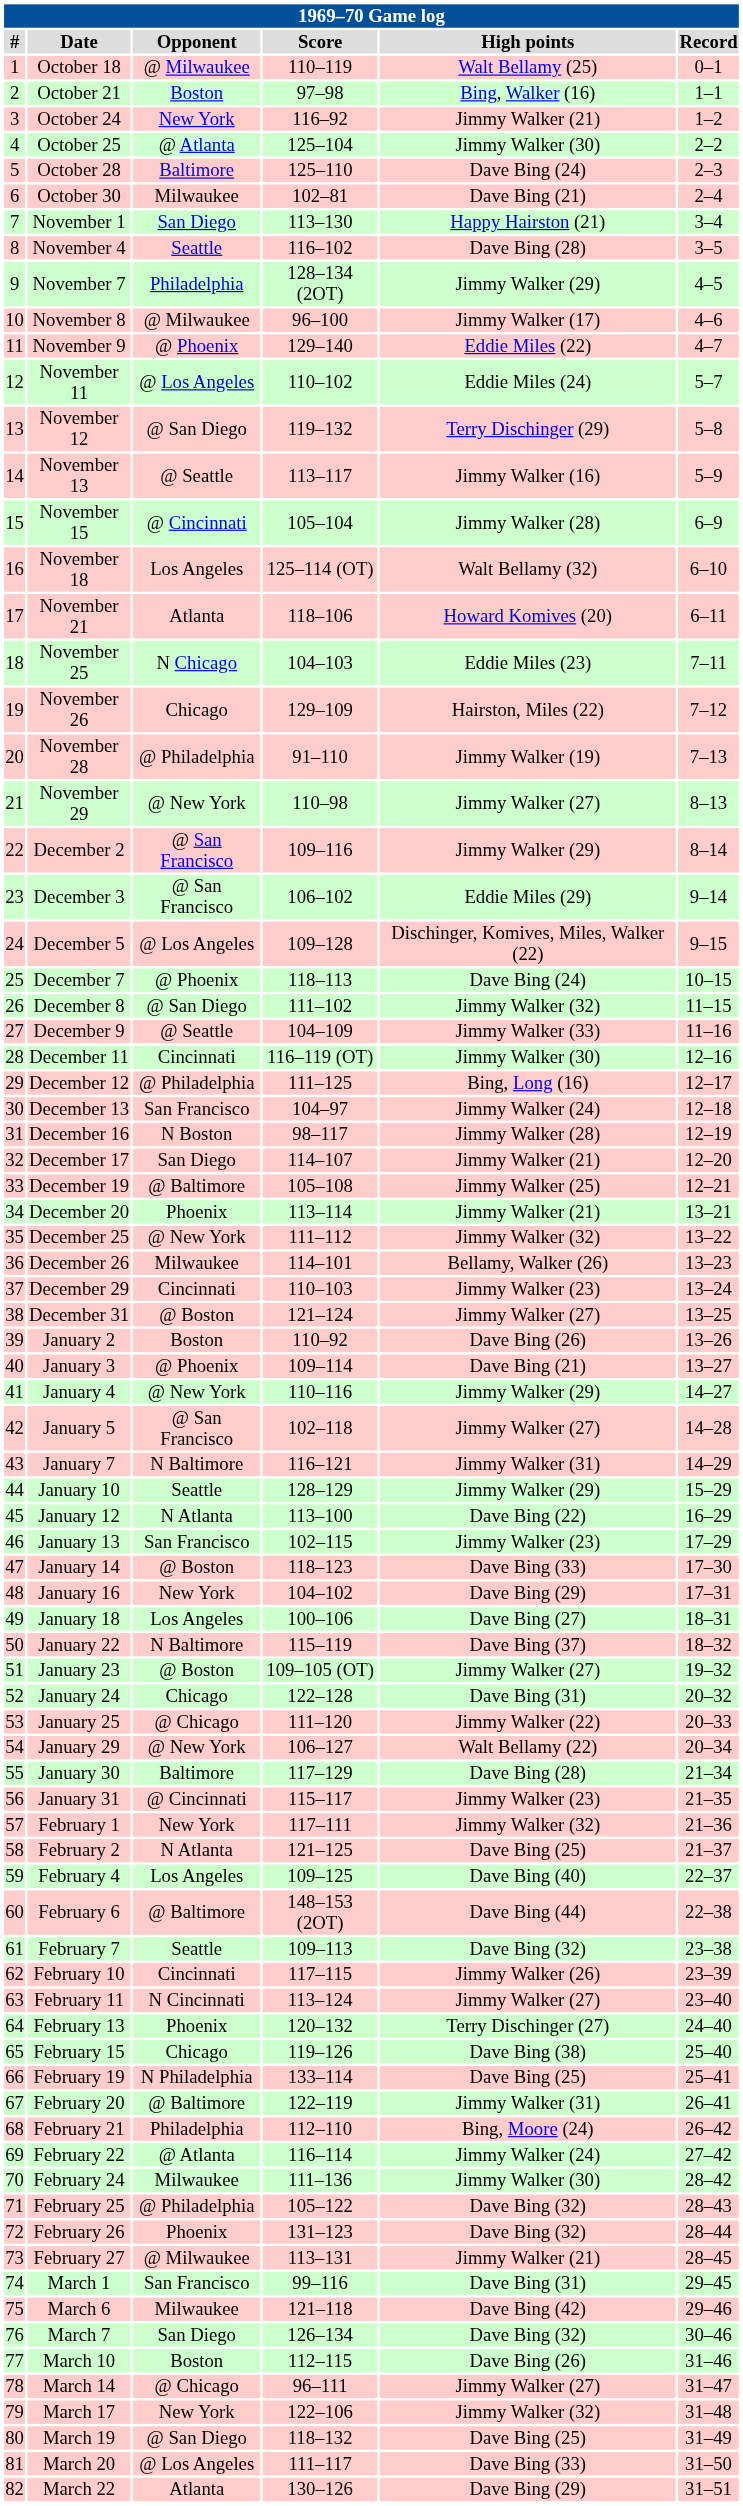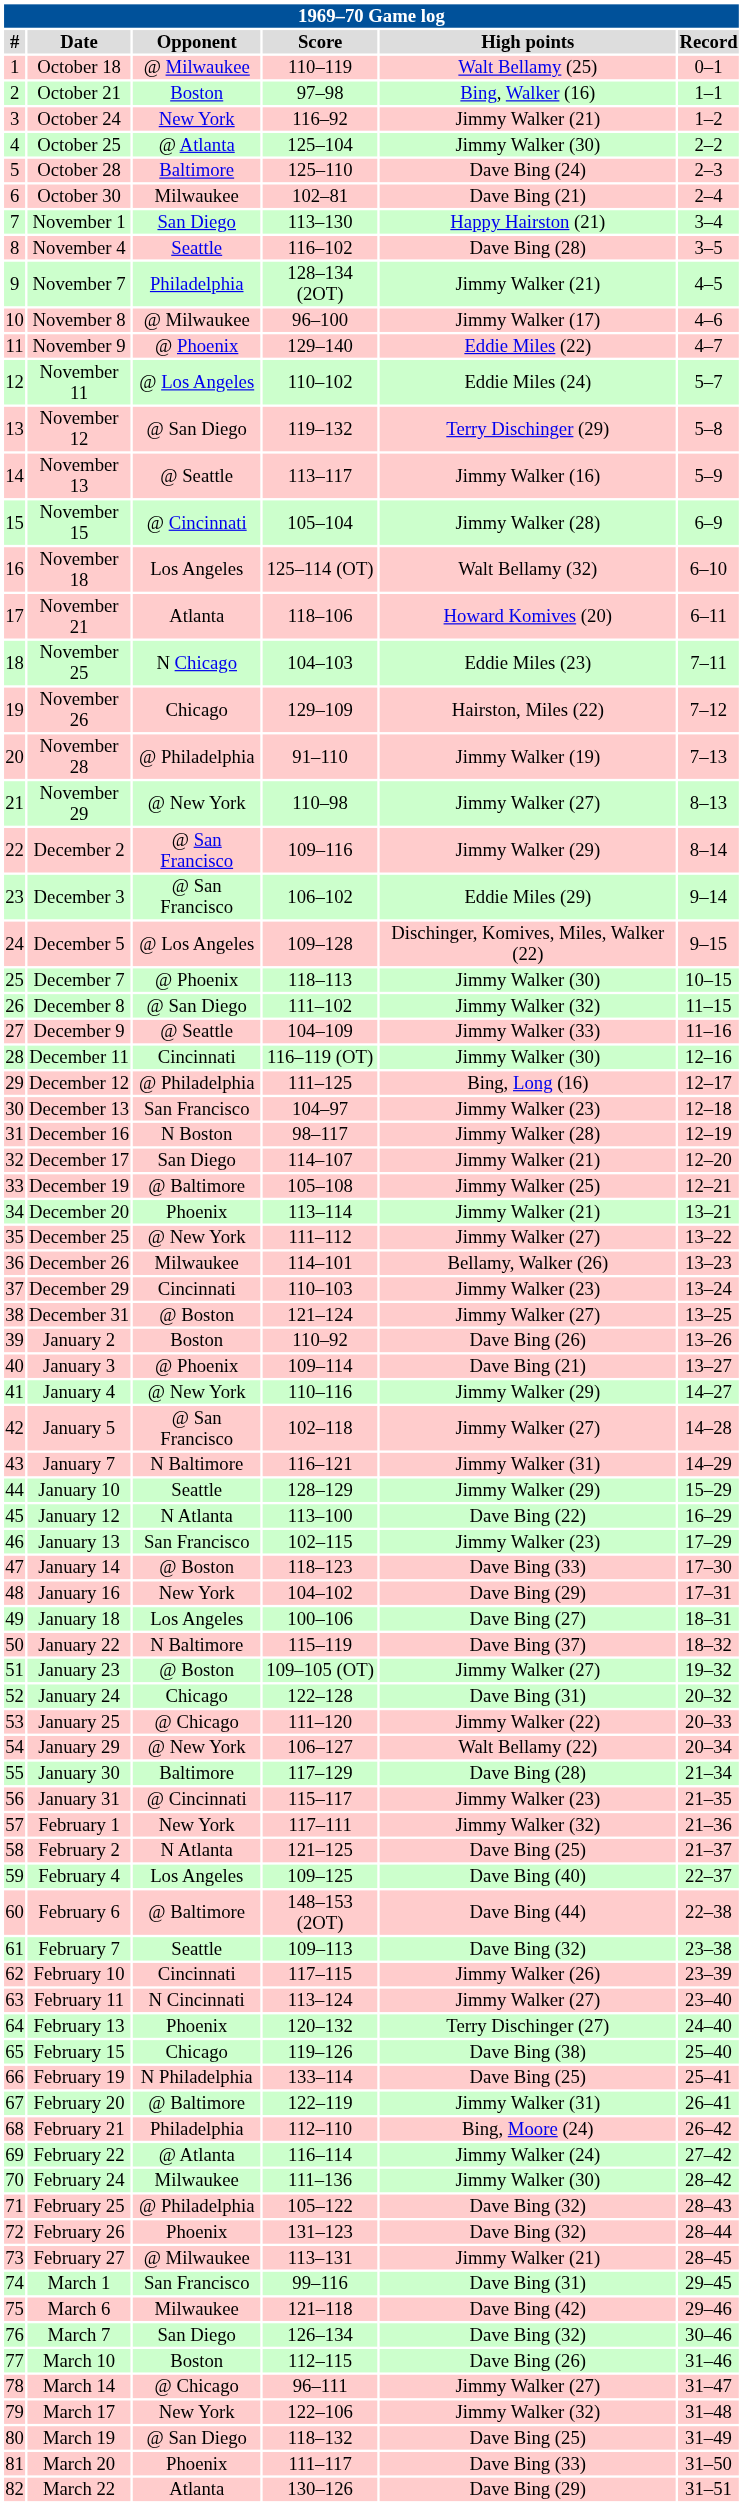(528, 283) Jimmy Walker (29) -> (528, 283) Jimmy Walker (21)
(528, 980) Dave Bing (24) -> (528, 980) Jimmy Walker (30)
(528, 1108) Jimmy Walker (24) -> (528, 1108) Jimmy Walker (23)
(528, 1237) Jimmy Walker (32) -> (528, 1237) Jimmy Walker (27)
(197, 2463) @ Los Angeles -> (197, 2463) Phoenix
